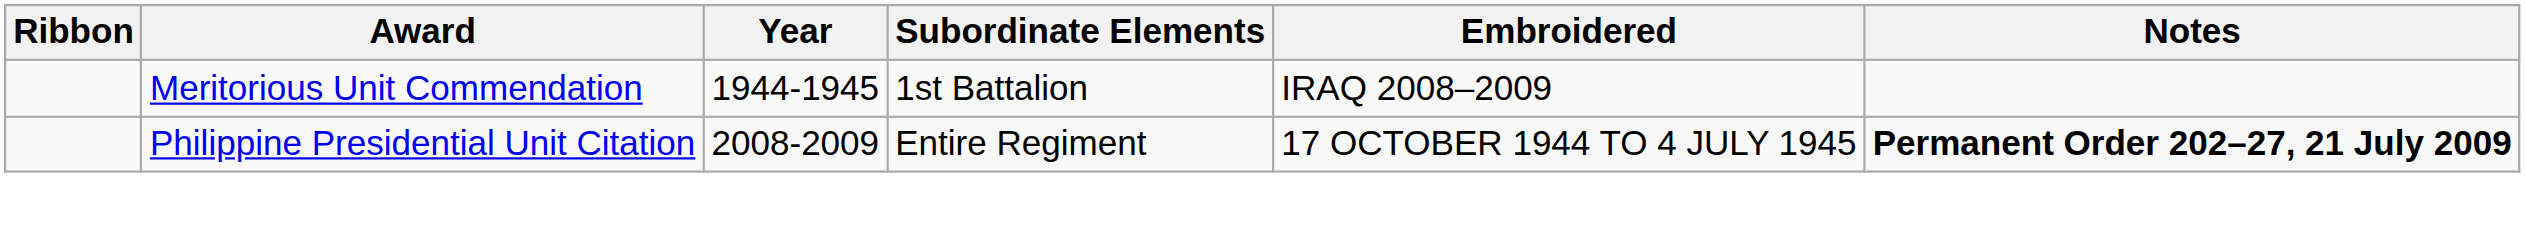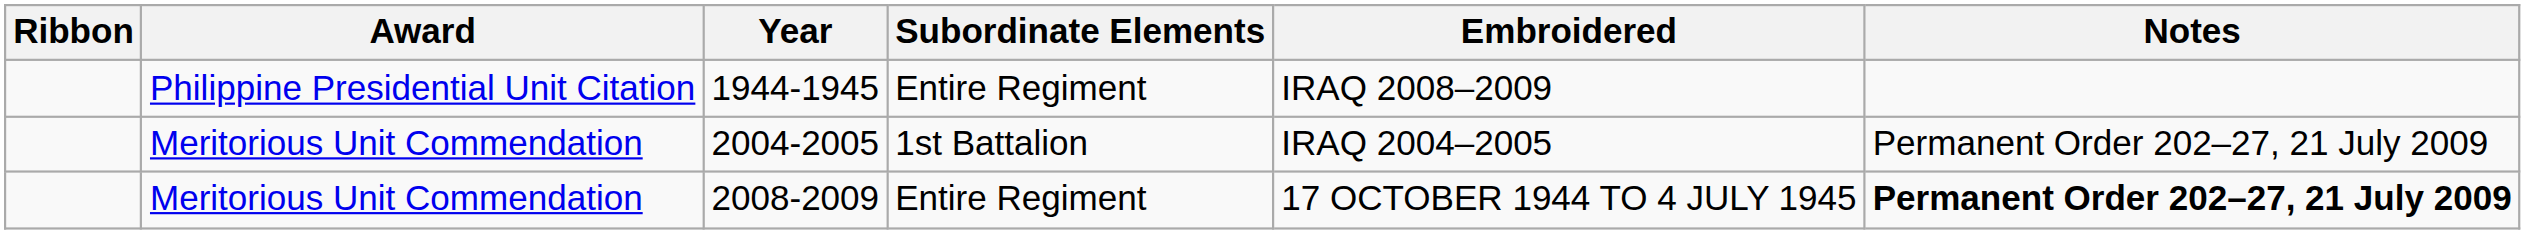(396, 87) Meritorious Unit Commendation -> (423, 87) Philippine Presidential Unit Citation
(992, 87) 1st Battalion -> (1021, 87) Entire Regiment
+ row: (795, 143)
(423, 143) Philippine Presidential Unit Citation -> (396, 198) Meritorious Unit Commendation
